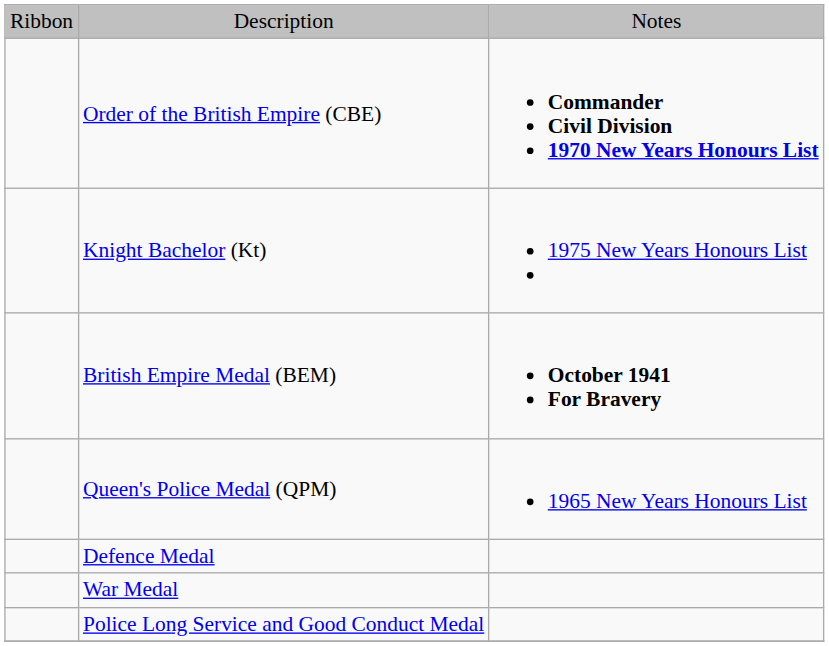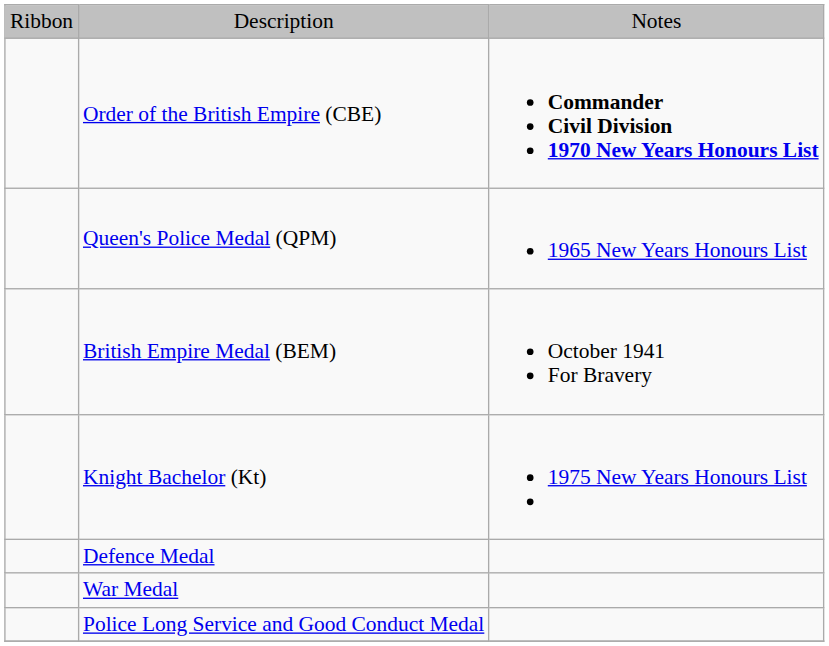rows swapped: (175, 250) <-> (210, 488)
(656, 388) bold -> (656, 364) normal
